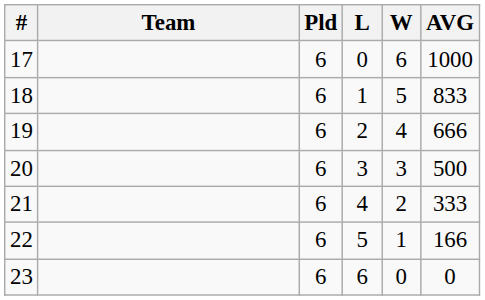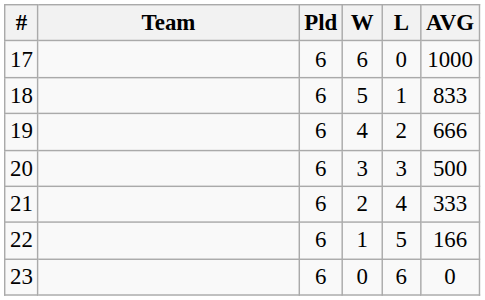columns swapped: (401, 22) <-> (362, 22)
